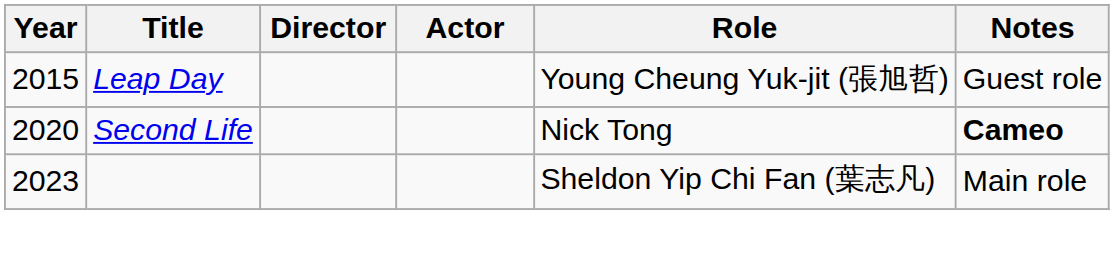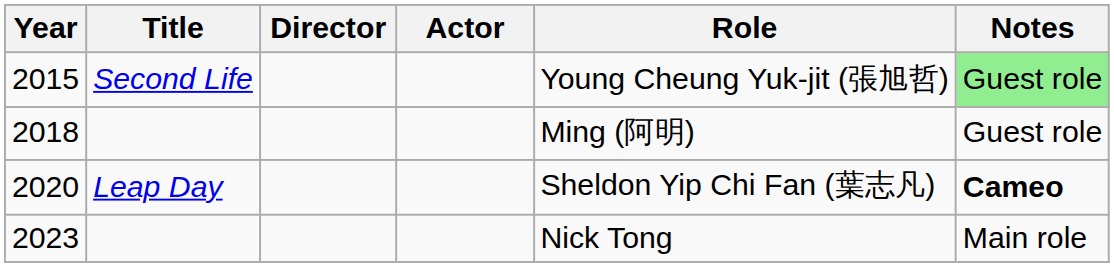(158, 79) Leap Day -> (173, 79) Second Life
(1033, 79) no background -> (1033, 79) lightgreen background
+ row: (46, 132)
(173, 130) Second Life -> (158, 186) Leap Day
(606, 130) Nick Tong -> (738, 185) Sheldon Yip Chi Fan (葉志凡)
(738, 179) Sheldon Yip Chi Fan (葉志凡) -> (606, 237) Nick Tong
